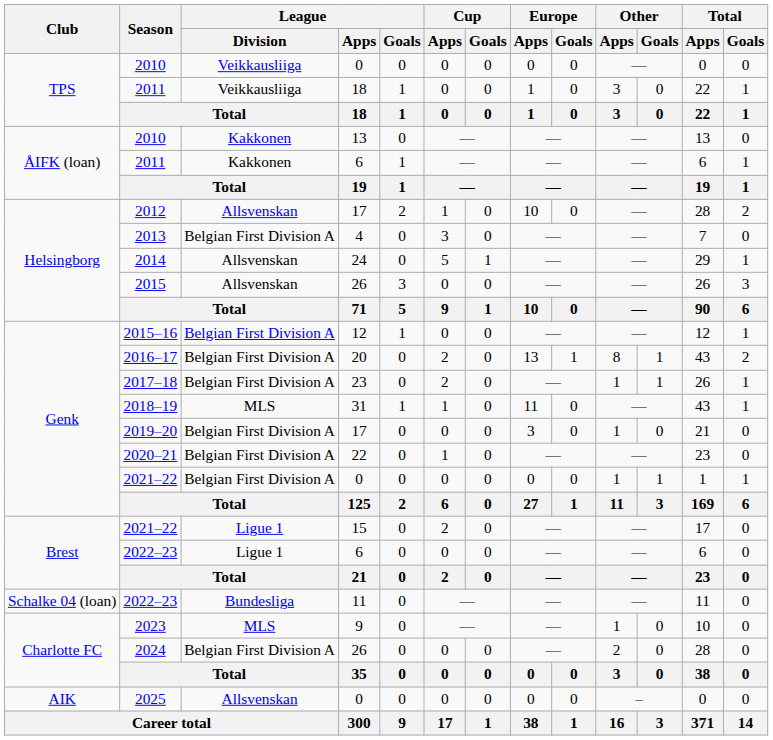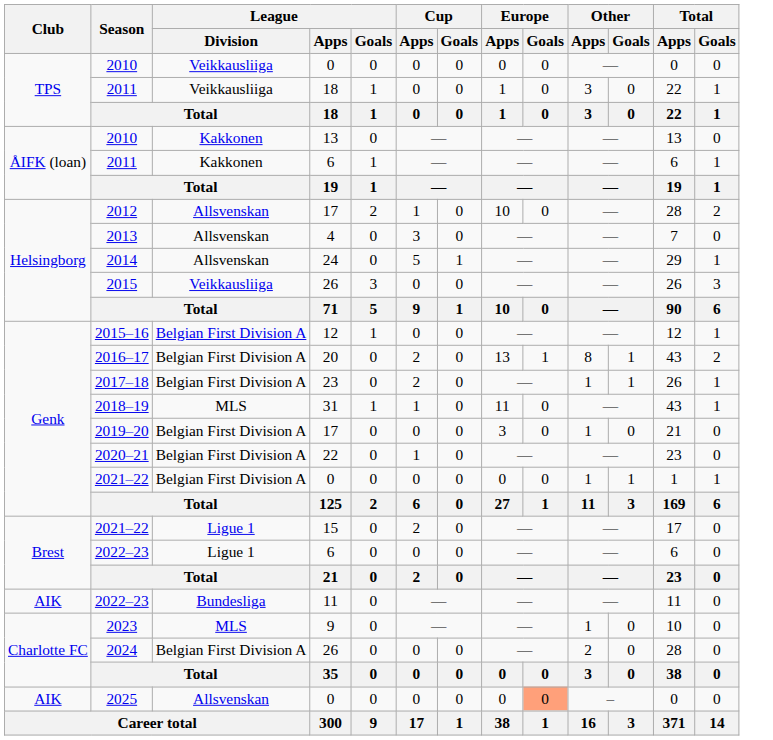(260, 235) Belgian First Division A -> (231, 235) Allsvenskan
(260, 284) Allsvenskan -> (231, 284) Veikkausliiga
(62, 601) Schalke 04 (loan) -> (48, 601) AIK
(574, 698) no background -> (545, 698) lightsalmon background
